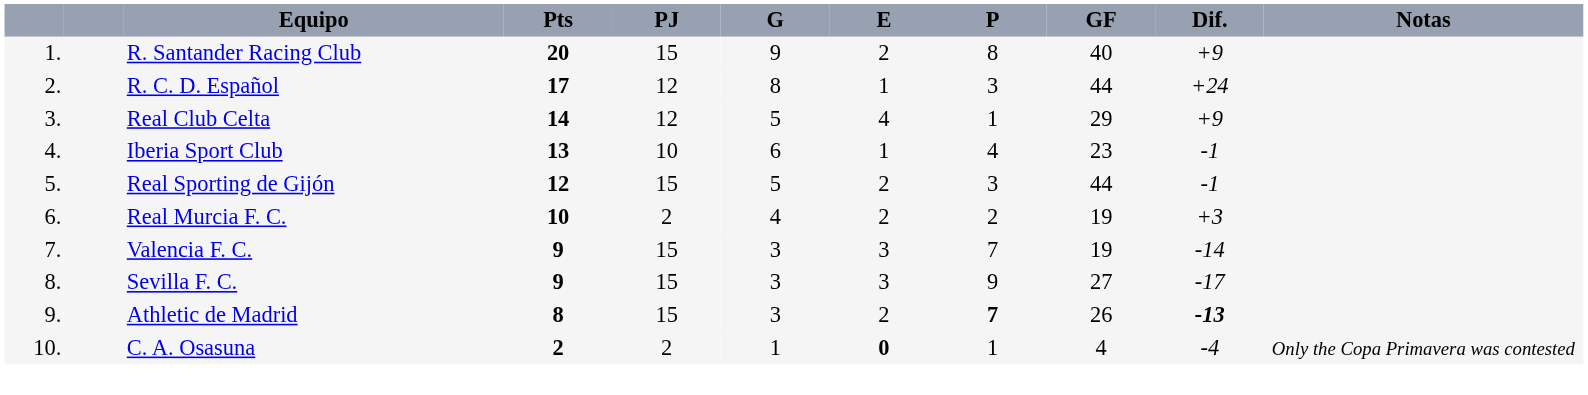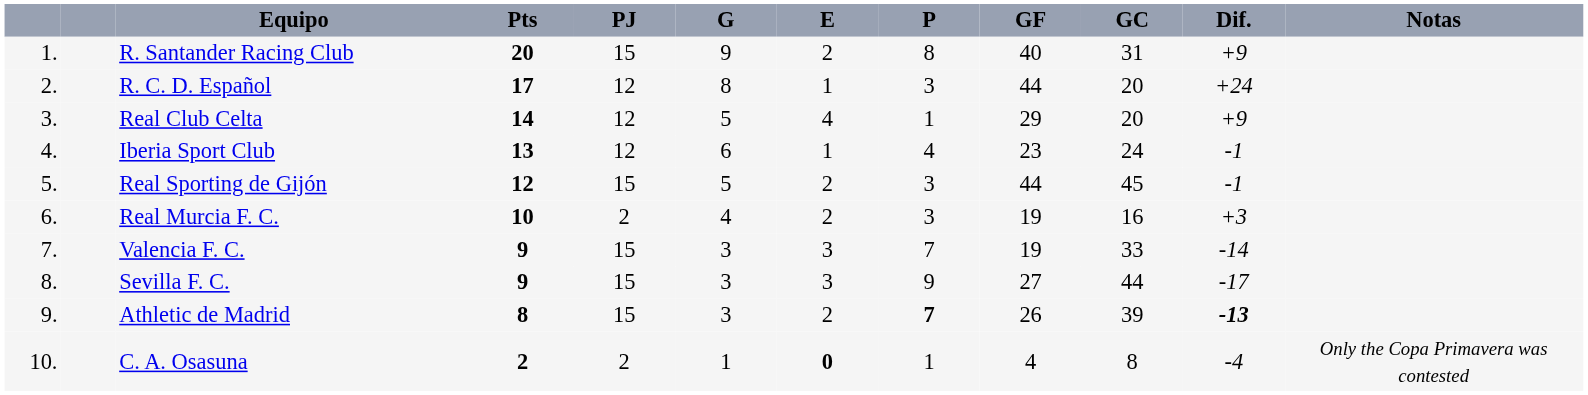+ column: (1132, 20)
(667, 151) 10 -> (624, 151) 12
(993, 216) 2 -> (929, 216) 3
